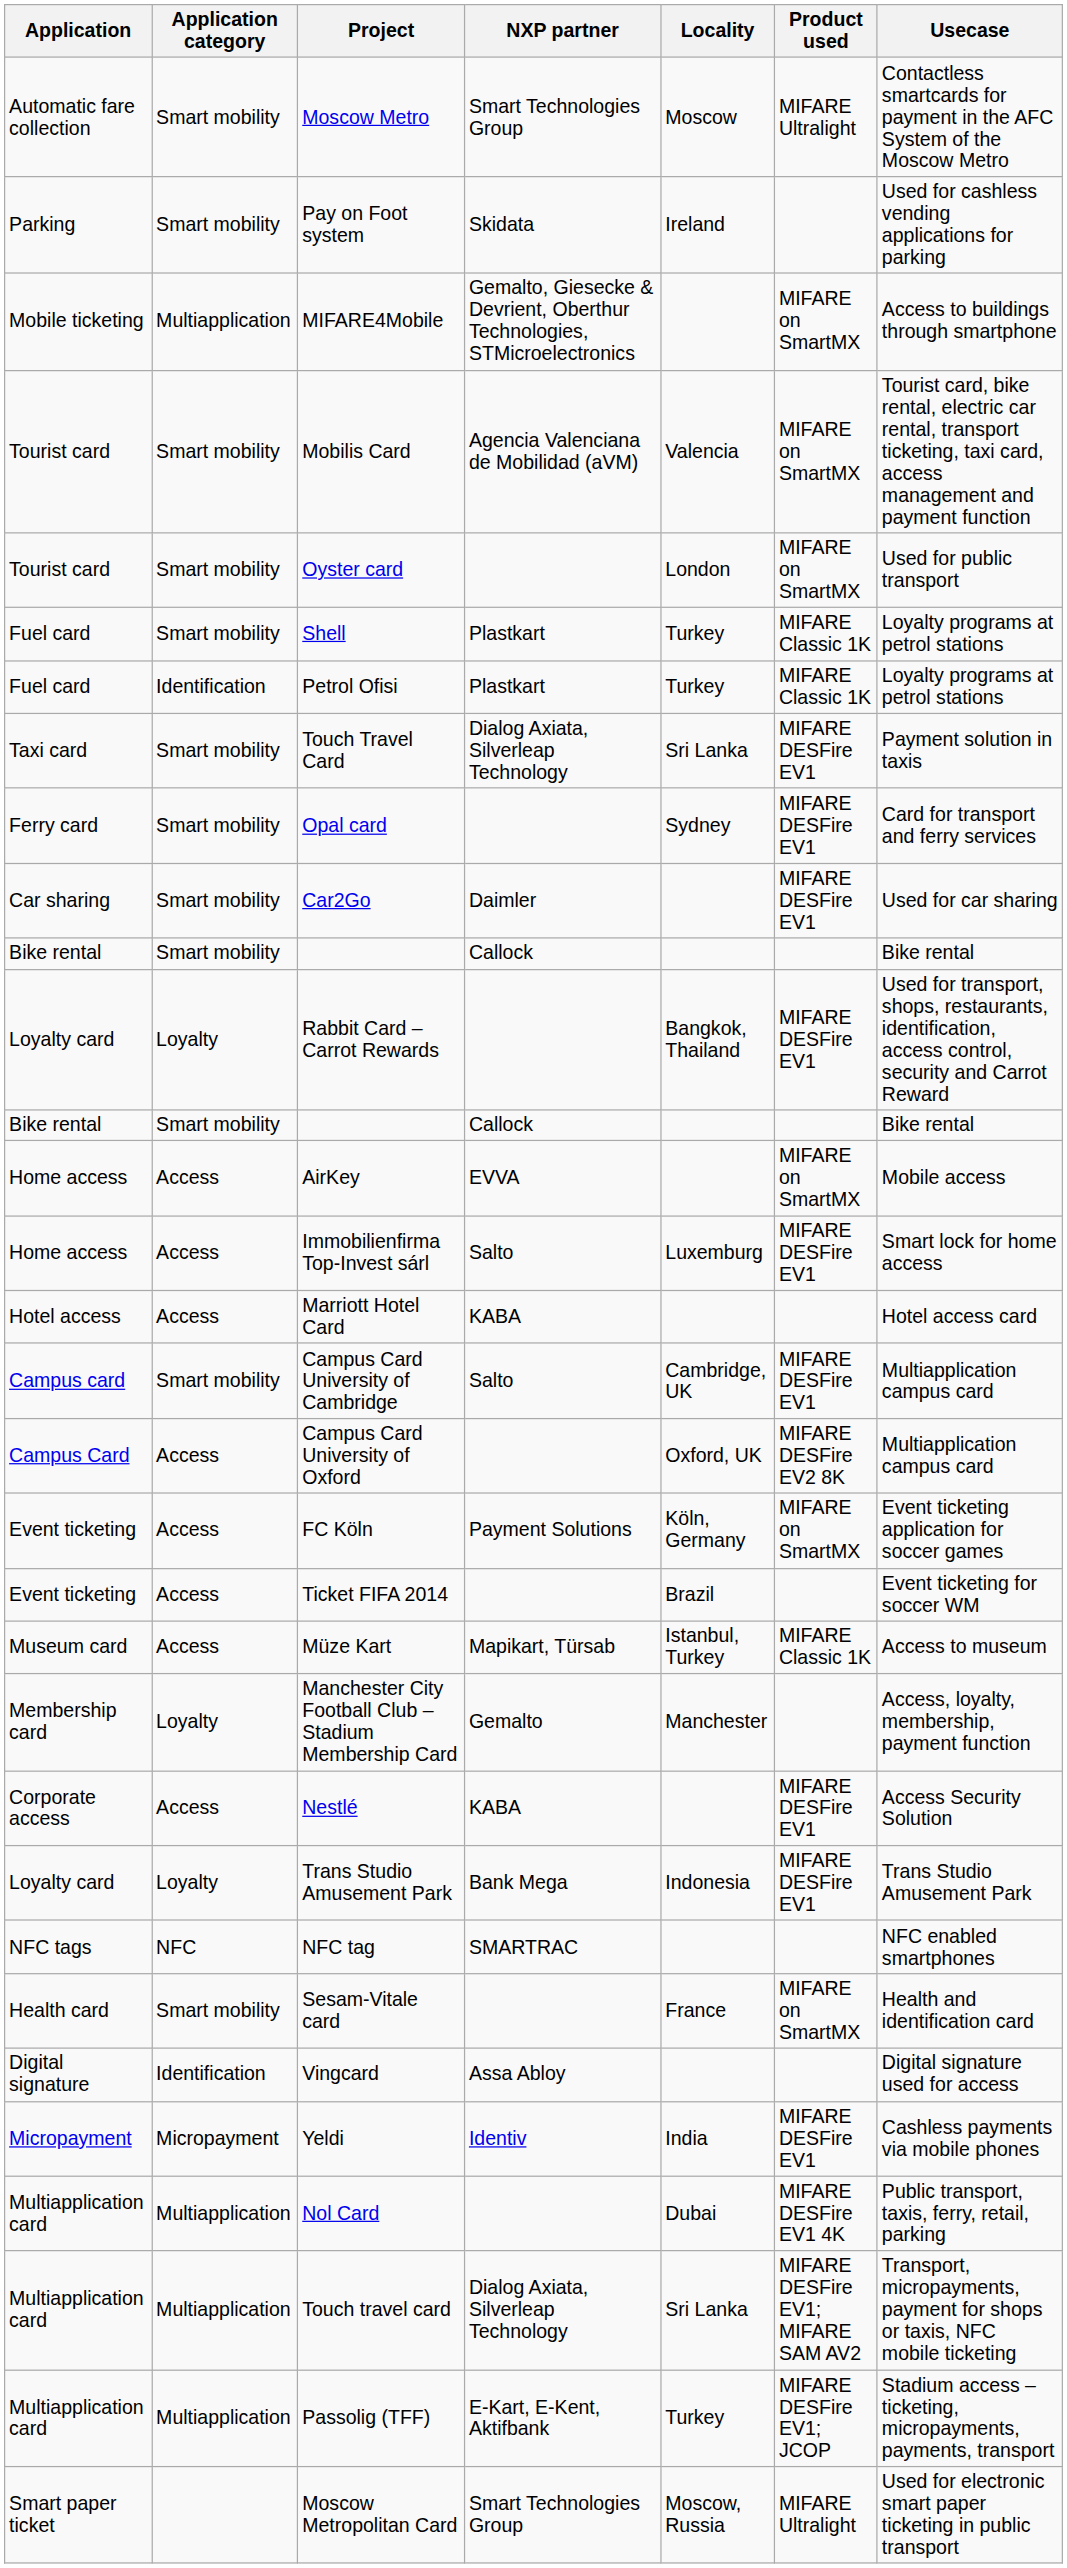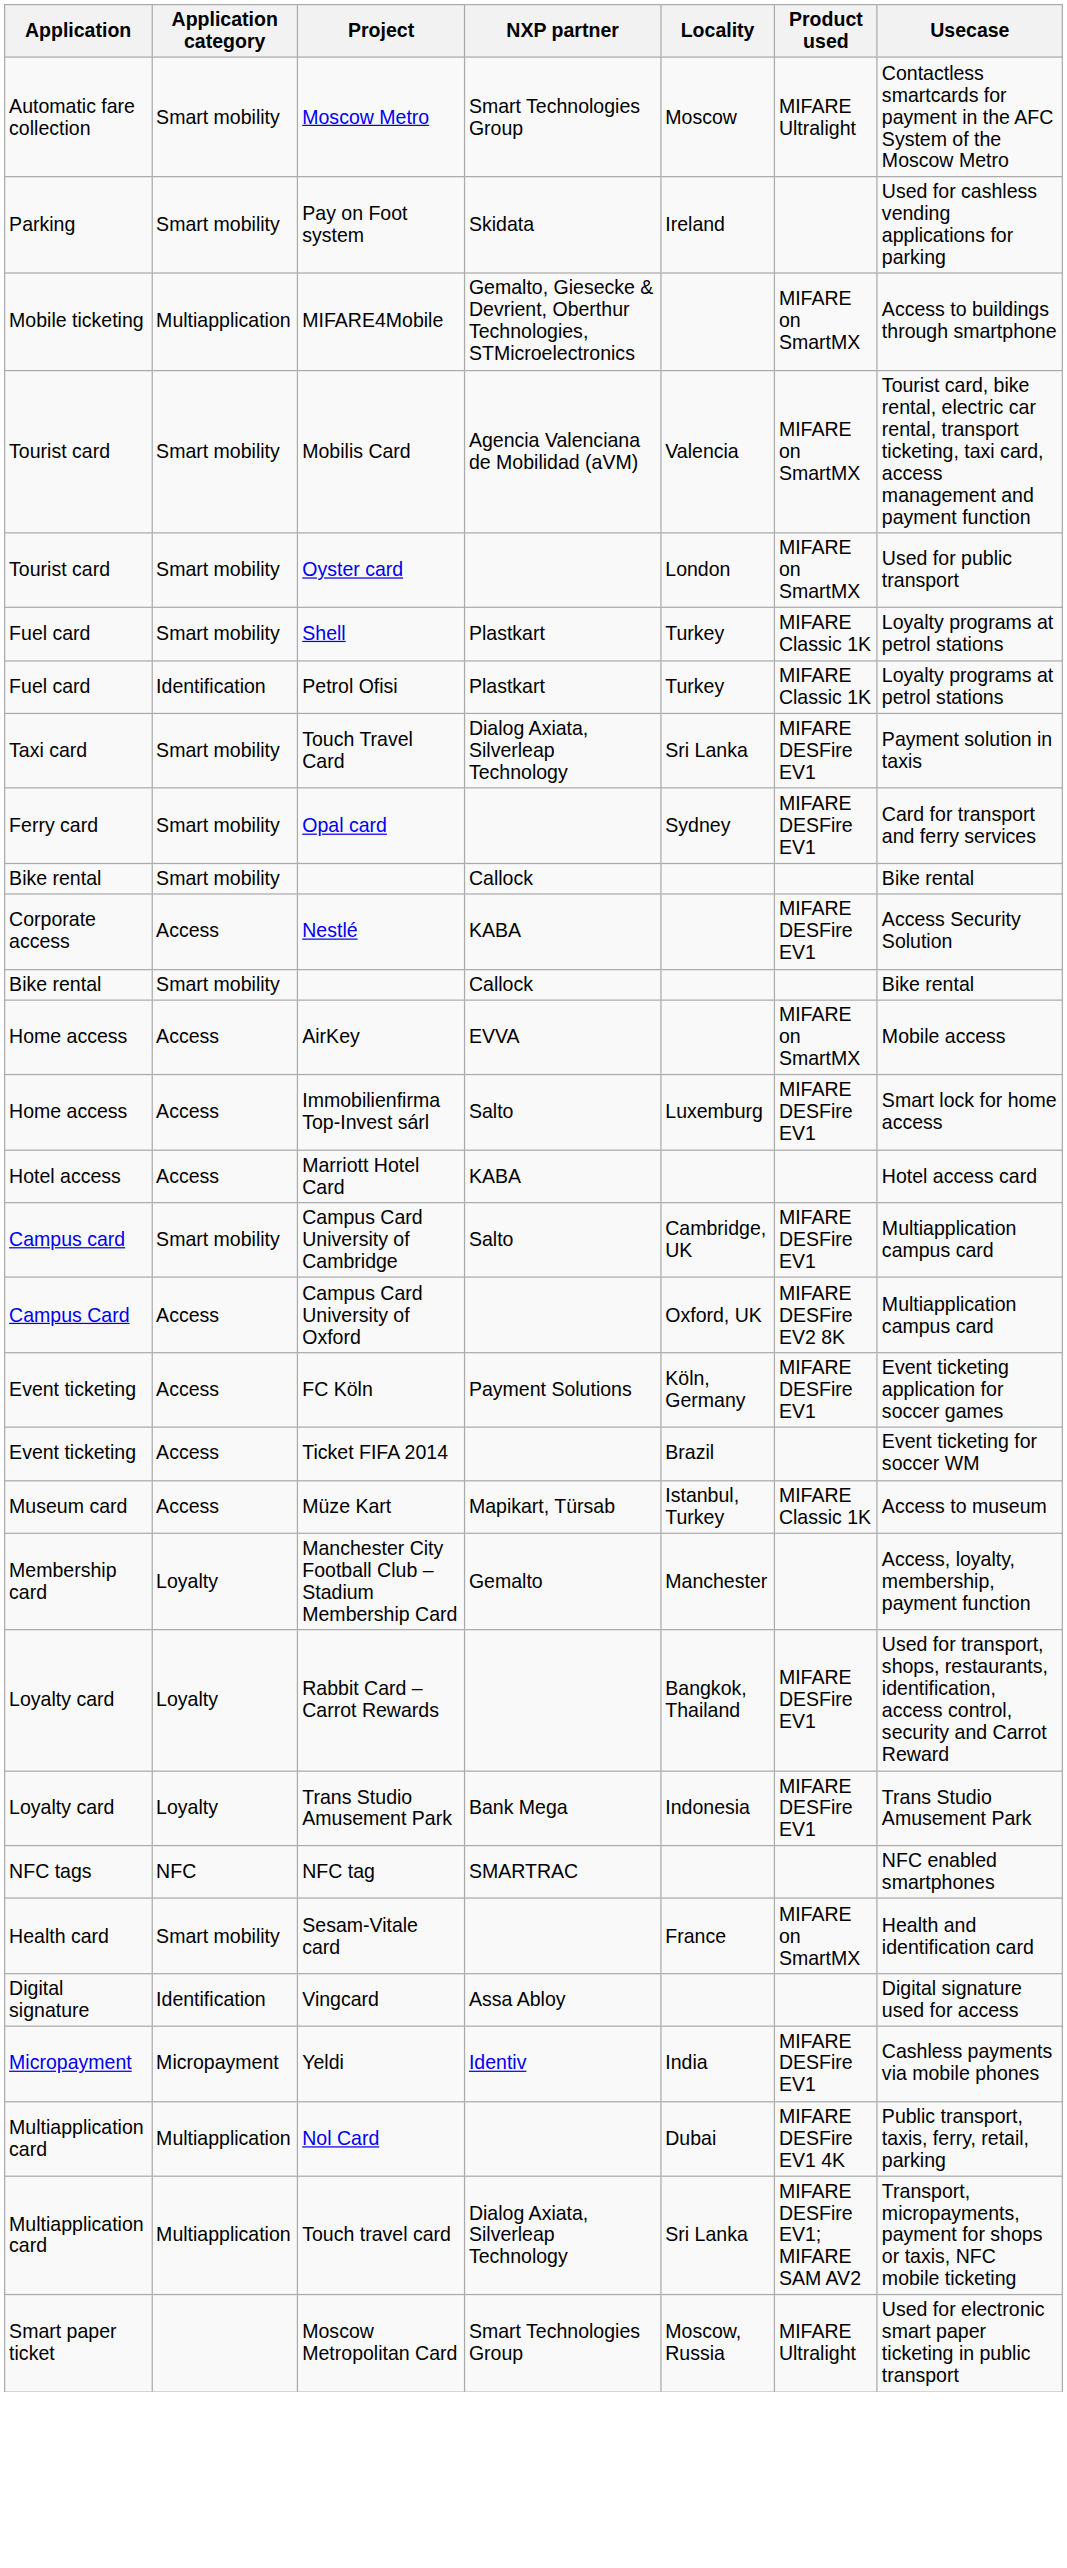- row: (60, 900)
rows swapped: (53, 1808) <-> (62, 1039)
(820, 1530) MIFARE on SmartMX -> (816, 1389) MIFARE DESFire EV1
- row: (76, 2418)
